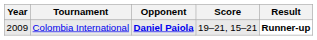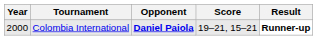(17, 28) 2009 -> (17, 28) 2000
